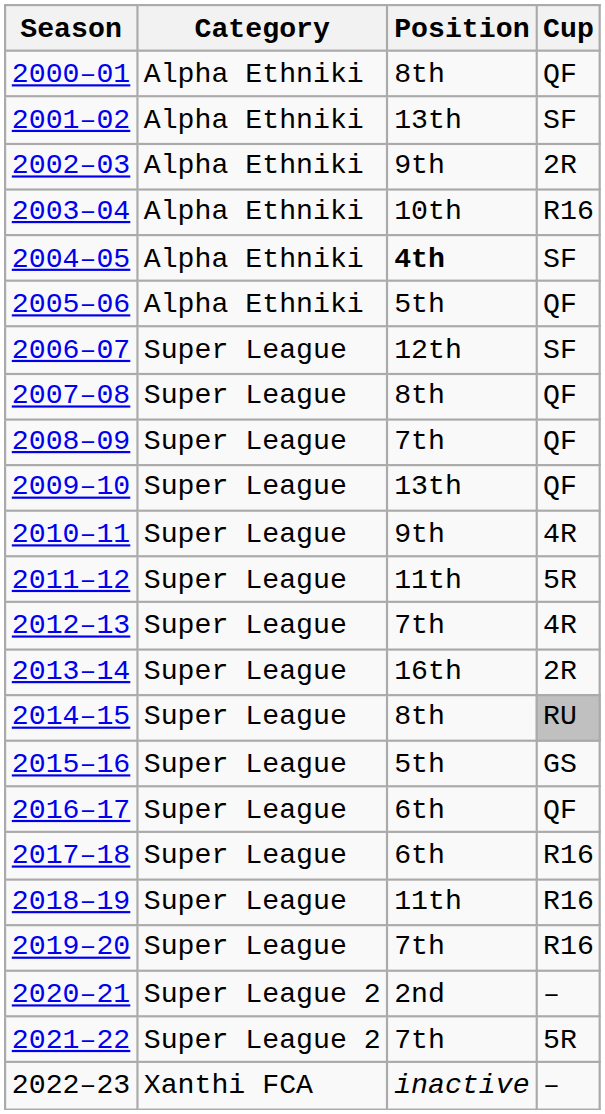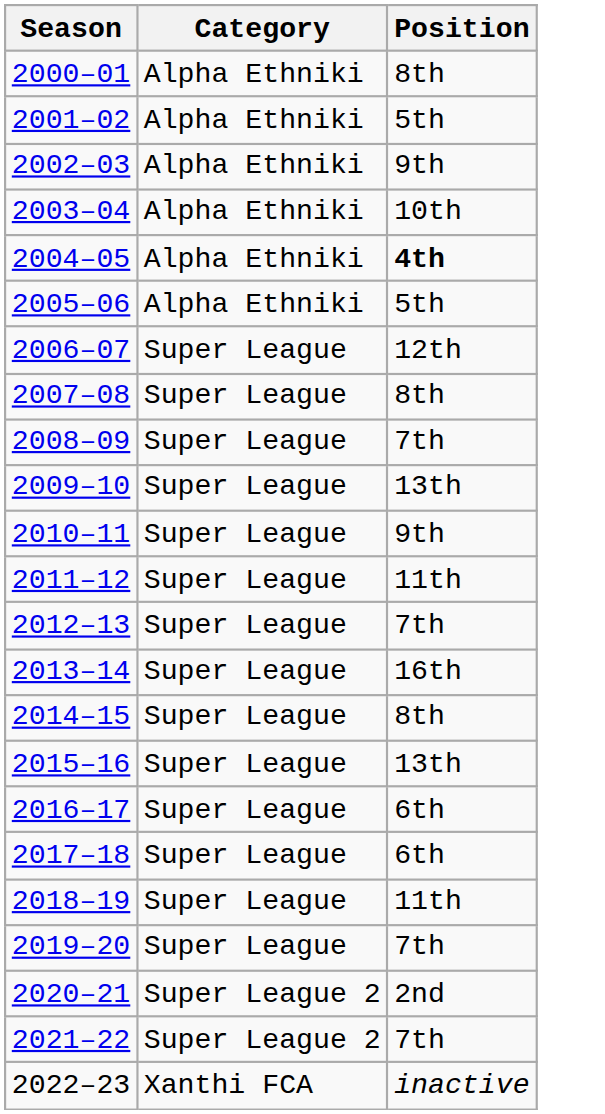- column: (568, 28)
(428, 120) 13th -> (420, 120) 5th
(420, 764) 5th -> (428, 764) 13th
